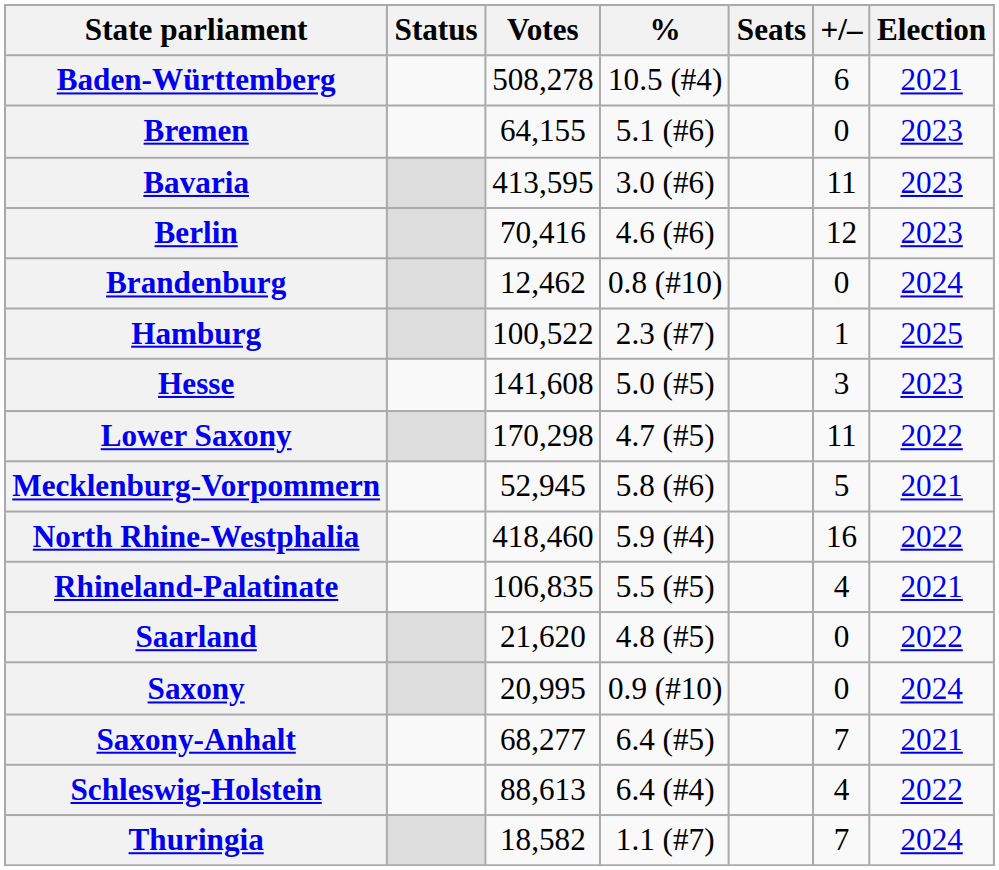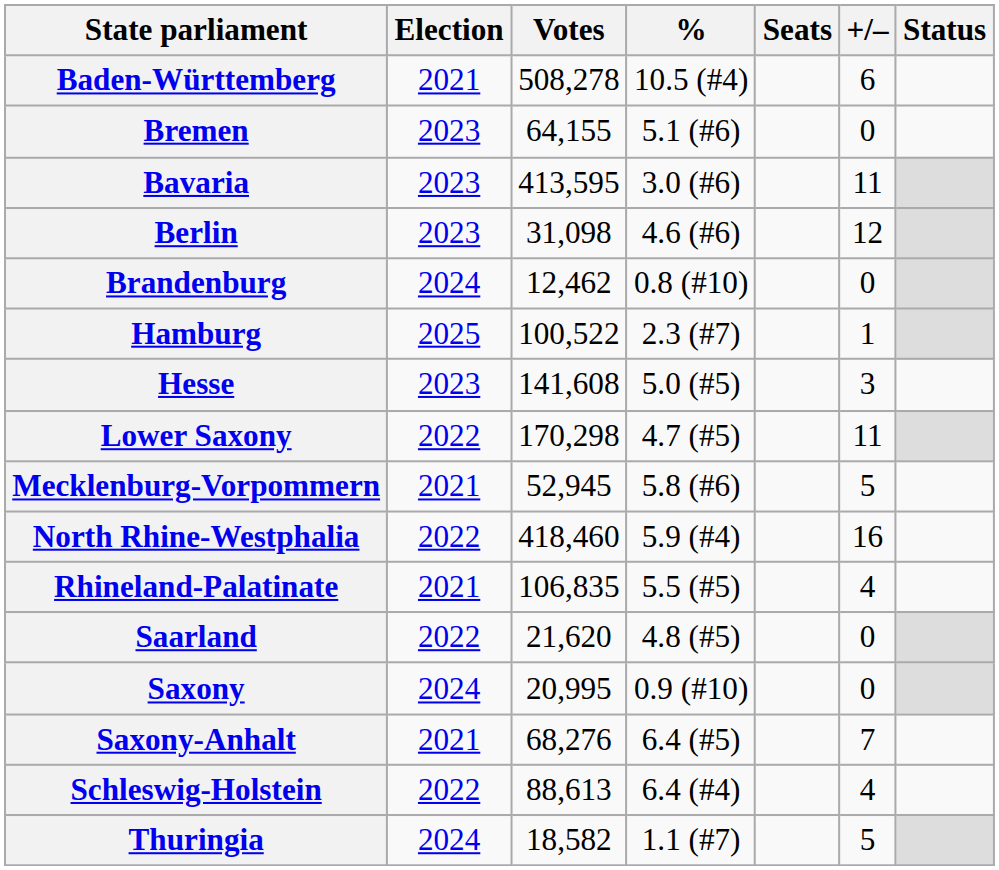columns swapped: (932, 29) <-> (436, 29)
(543, 231) 70,416 -> (569, 231) 31,098
(543, 738) 68,277 -> (569, 738) 68,276
(842, 839) 7 -> (868, 839) 5
